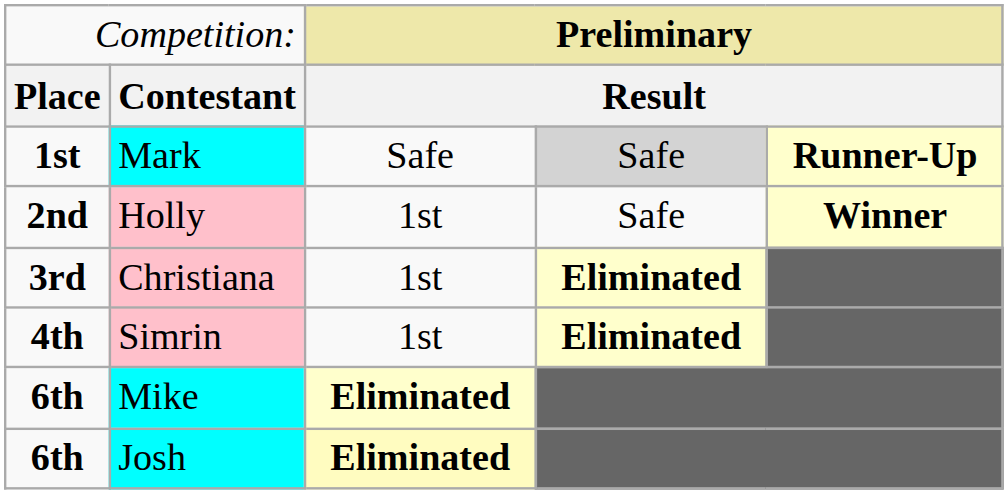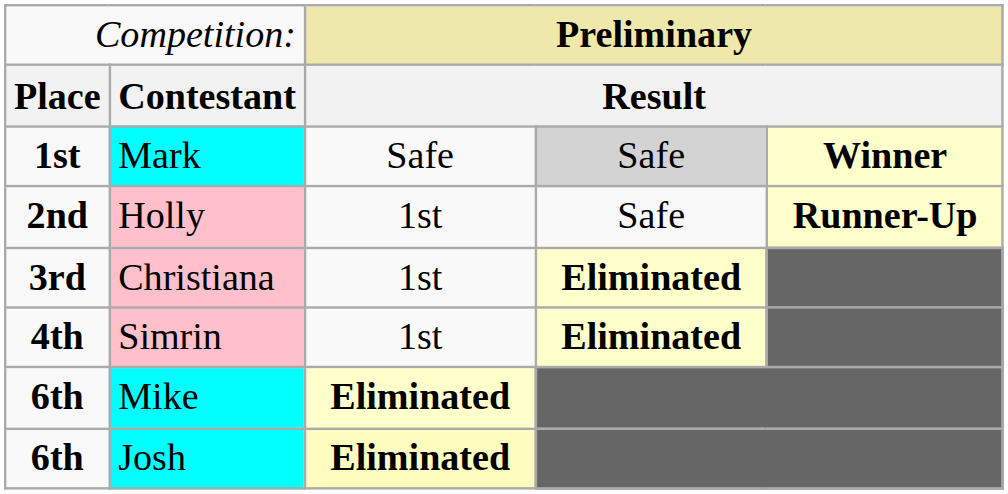(885, 155) Runner-Up -> (885, 155) Winner
(885, 215) Winner -> (885, 215) Runner-Up
